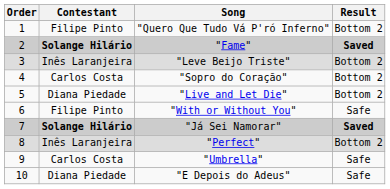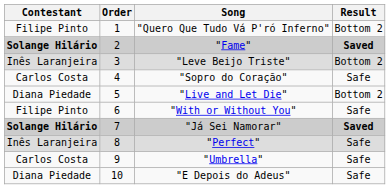columns swapped: (22, 13) <-> (87, 13)
(359, 78) Bottom 2 -> (359, 78) Safe
(359, 143) Bottom 2 -> (359, 143) Safe
